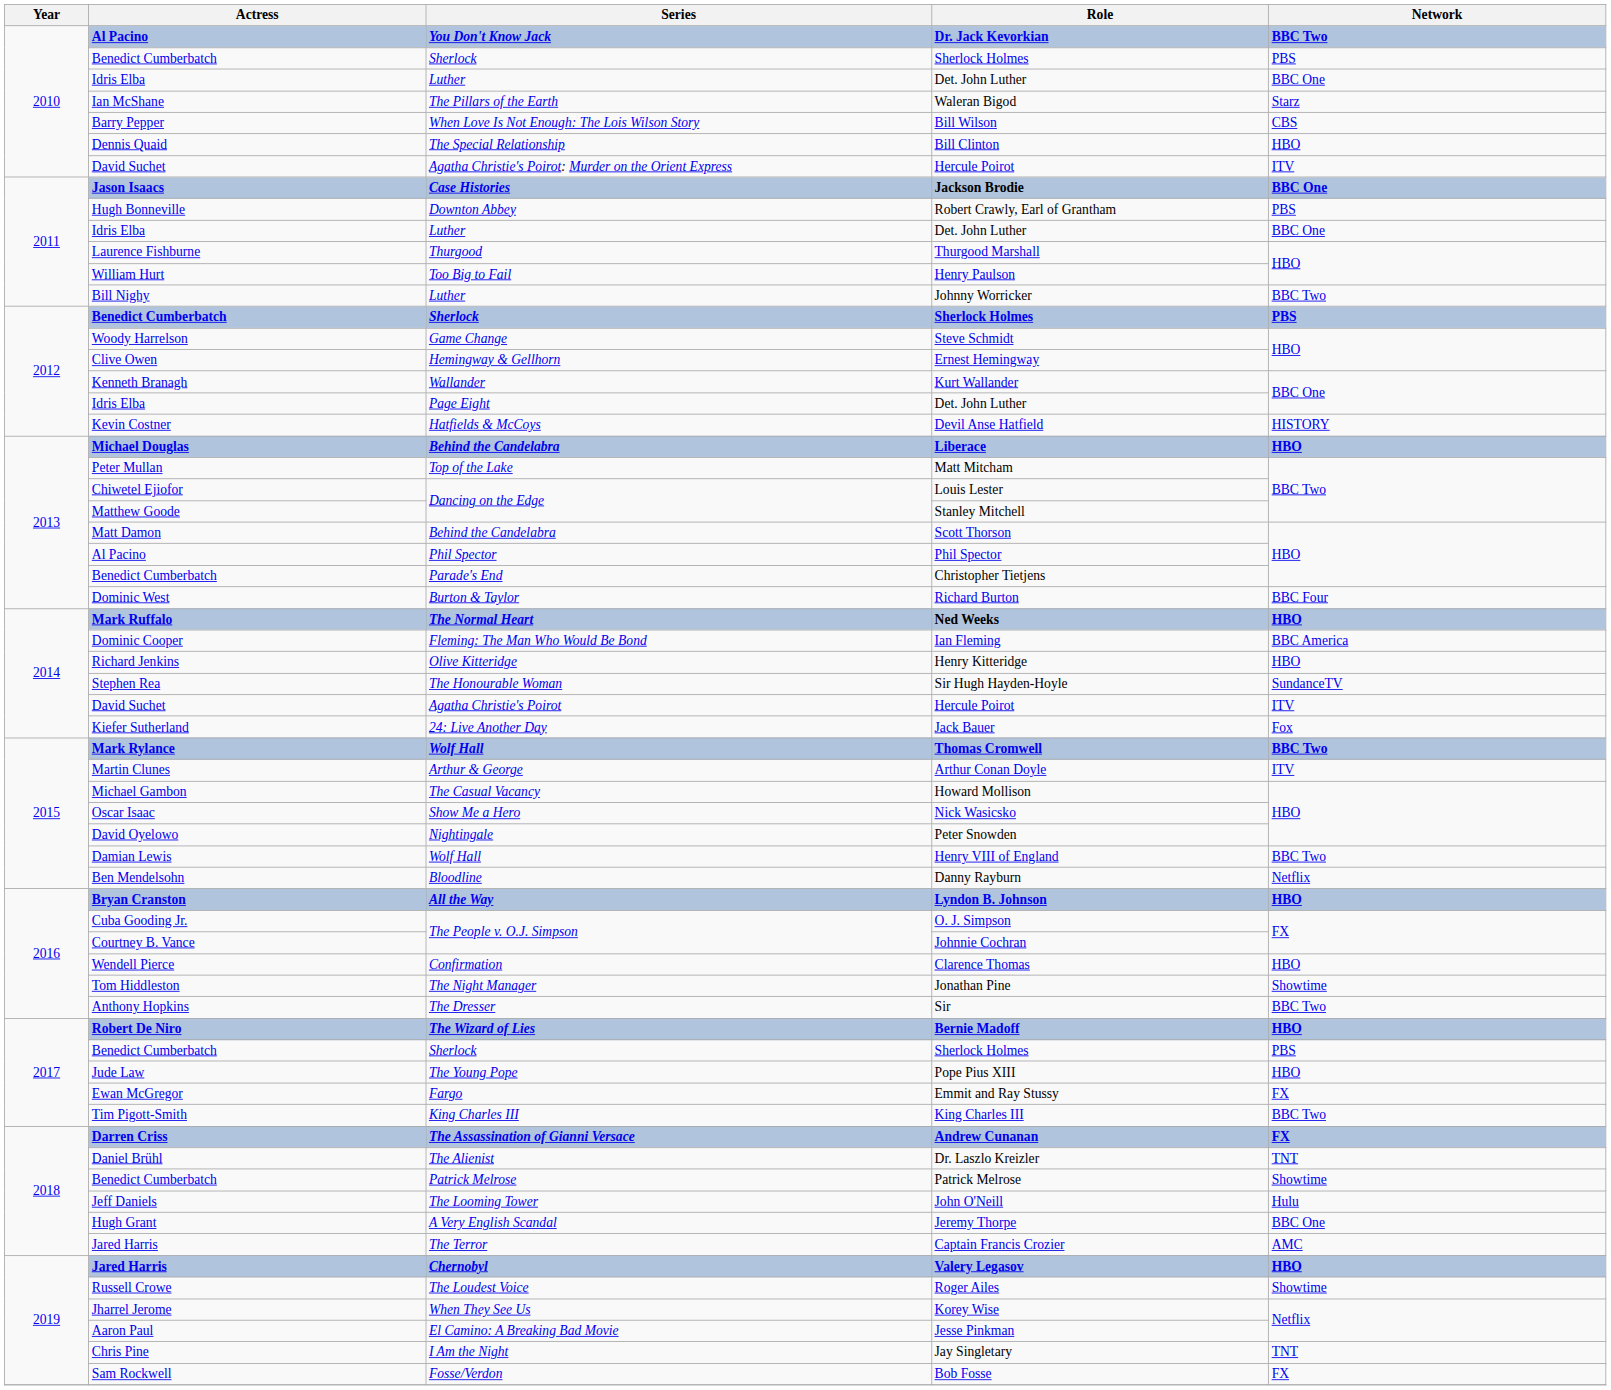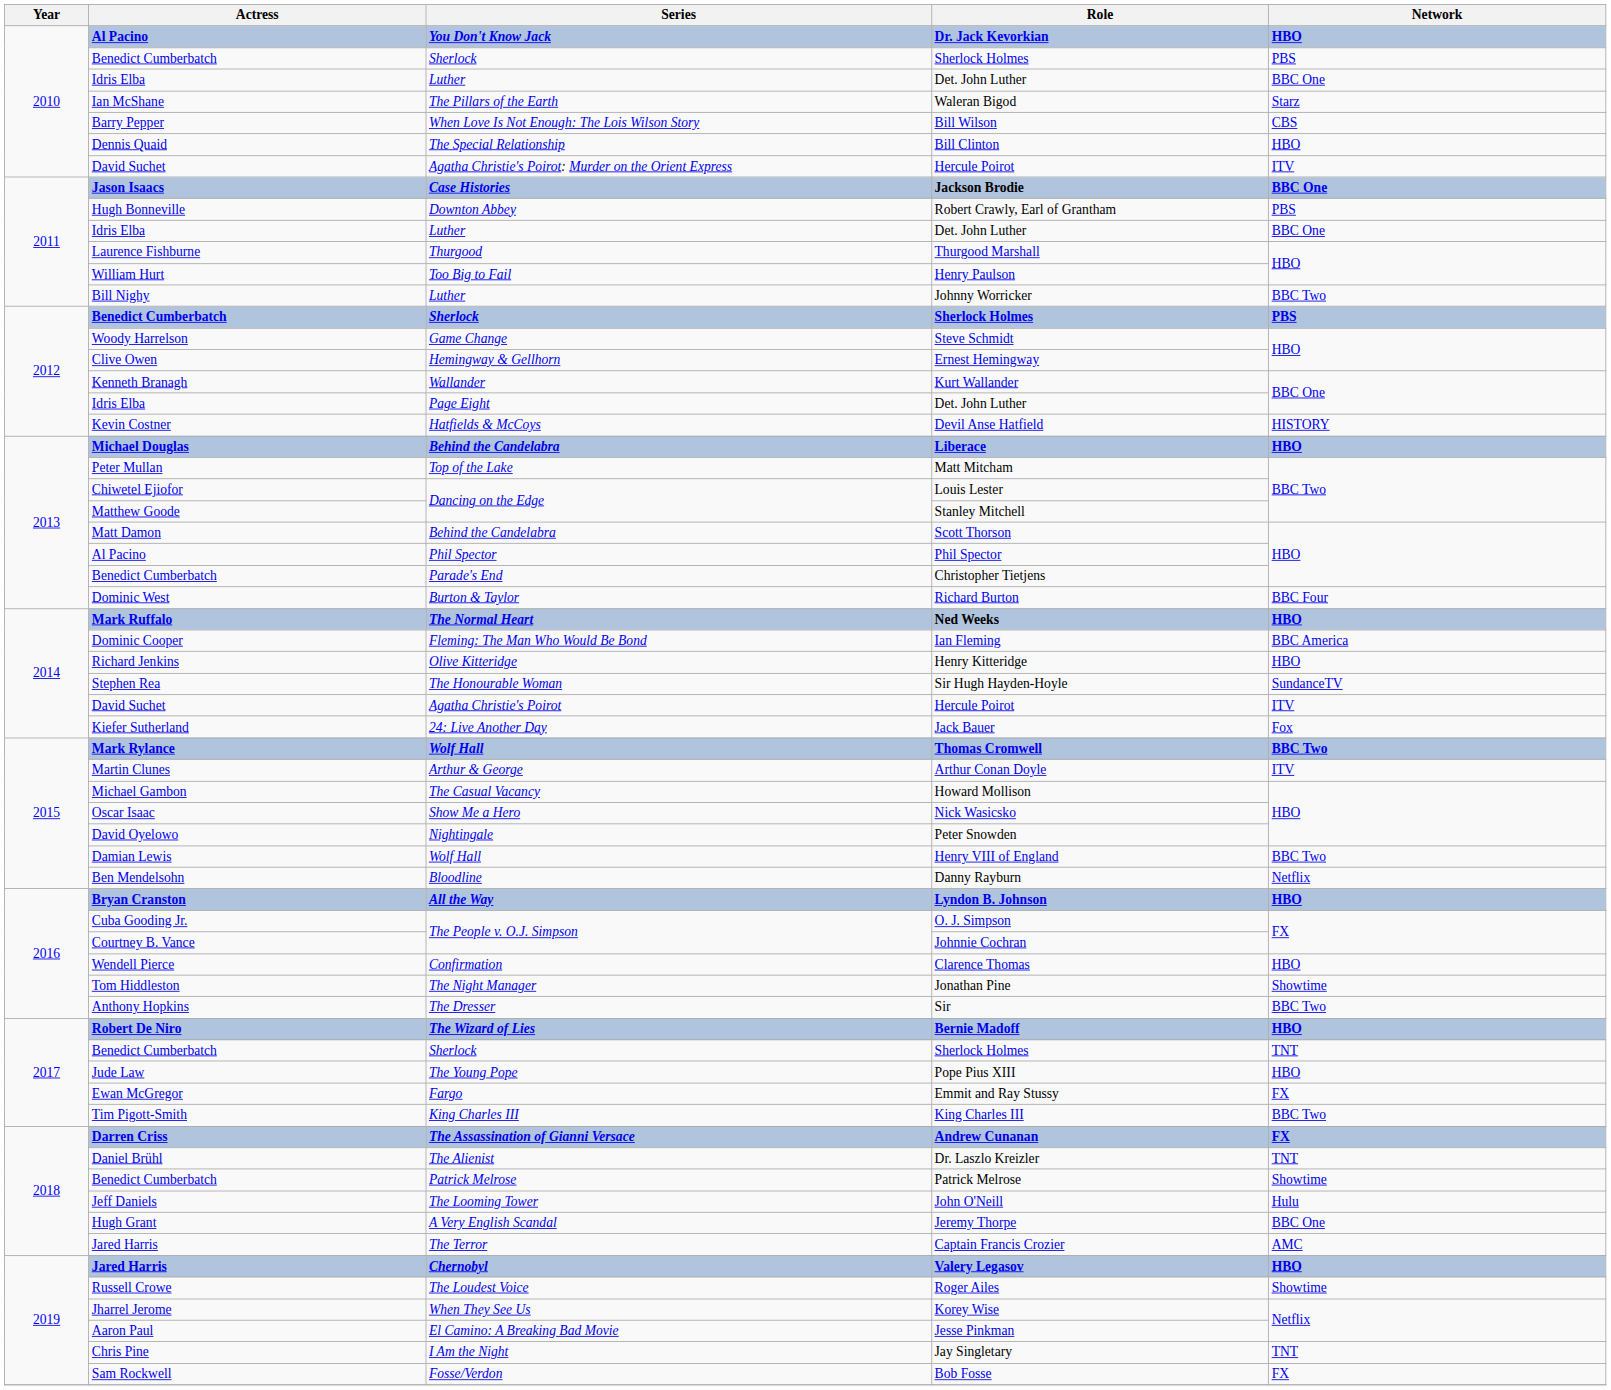(1300, 36) BBC Two -> (1287, 36) HBO
(1284, 1050) PBS -> (1285, 1050) TNT
